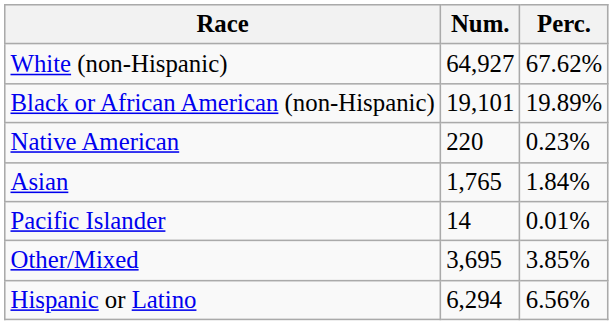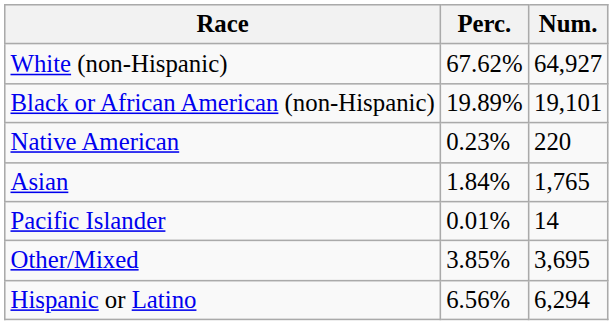columns swapped: (480, 24) <-> (564, 24)
